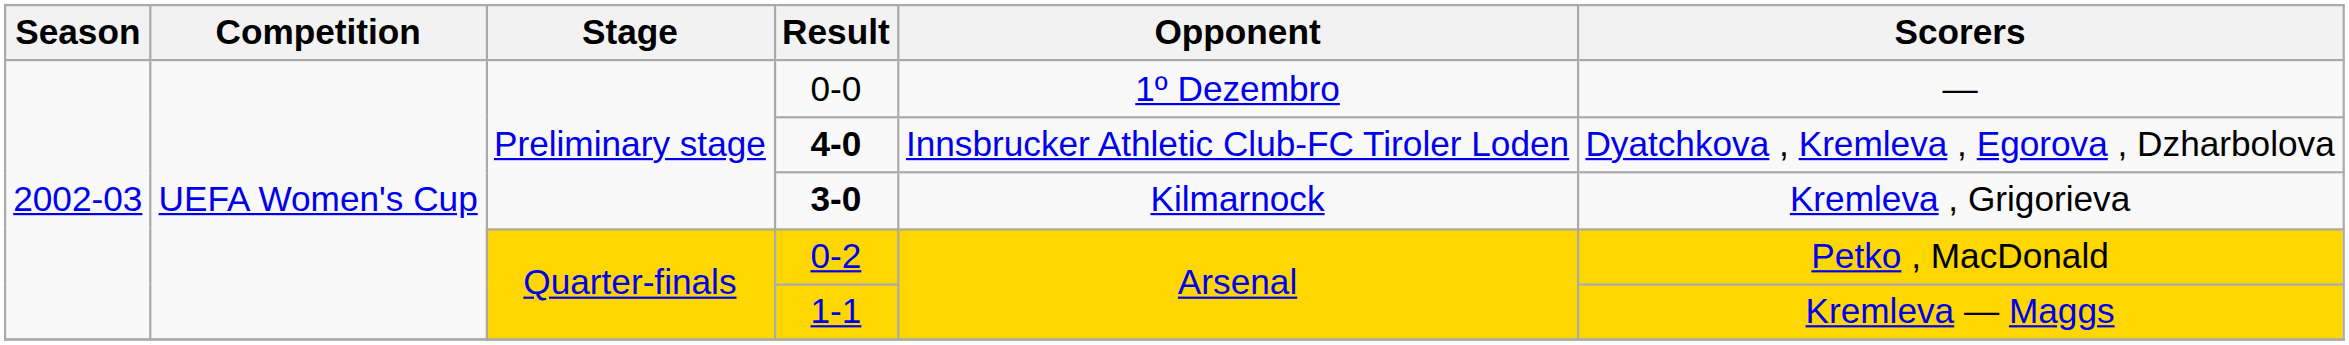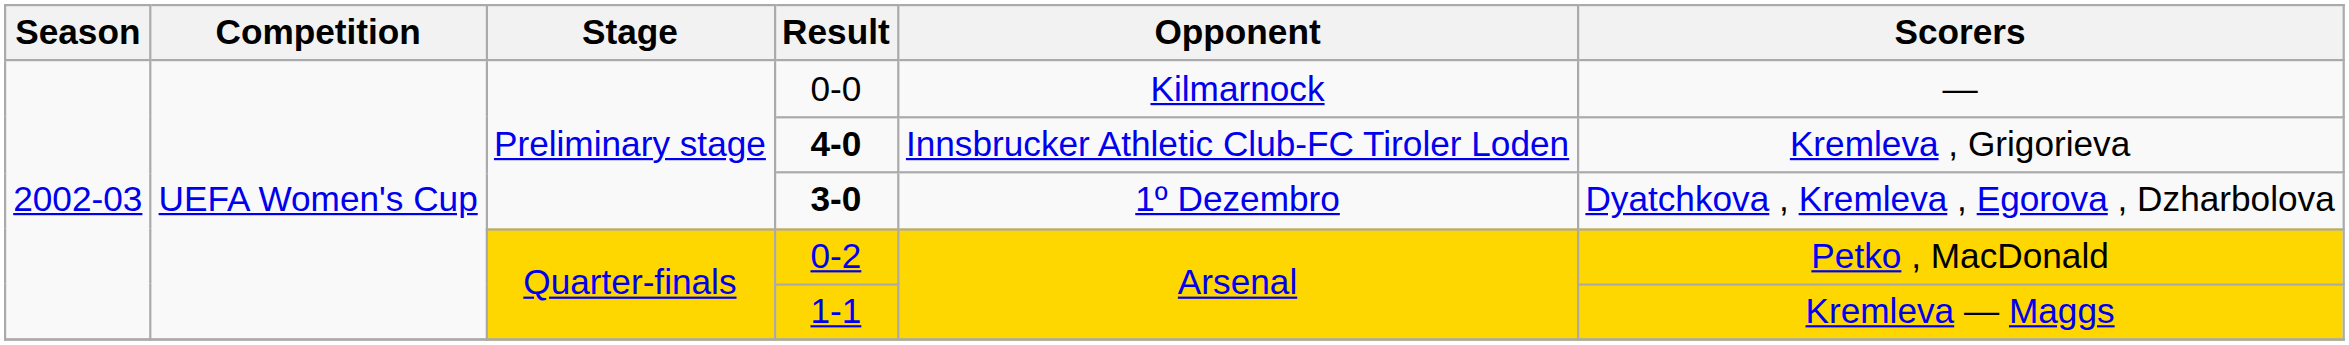(1238, 88) 1º Dezembro -> (1238, 88) Kilmarnock
(1960, 144) Dyatchkova , Kremleva , Egorova , Dzharbolova -> (1960, 144) Kremleva , Grigorieva
(1238, 199) Kilmarnock -> (1238, 199) 1º Dezembro
(1960, 199) Kremleva , Grigorieva -> (1960, 199) Dyatchkova , Kremleva , Egorova , Dzharbolova
